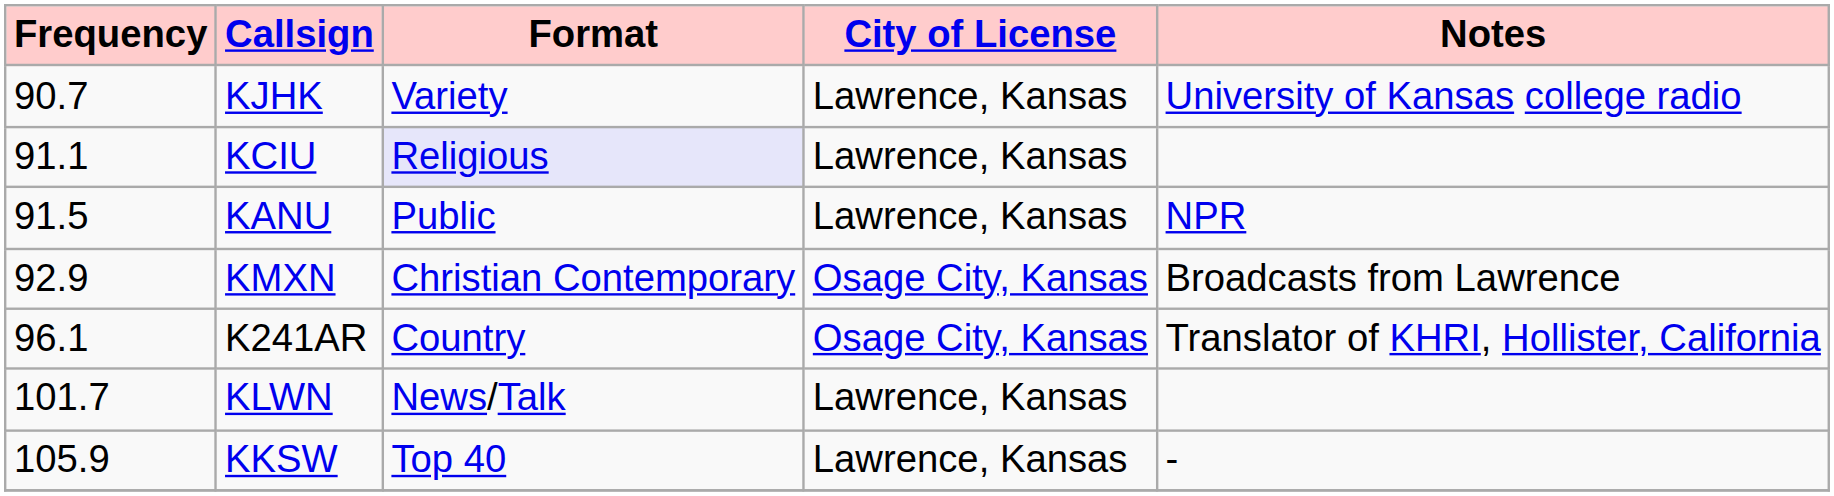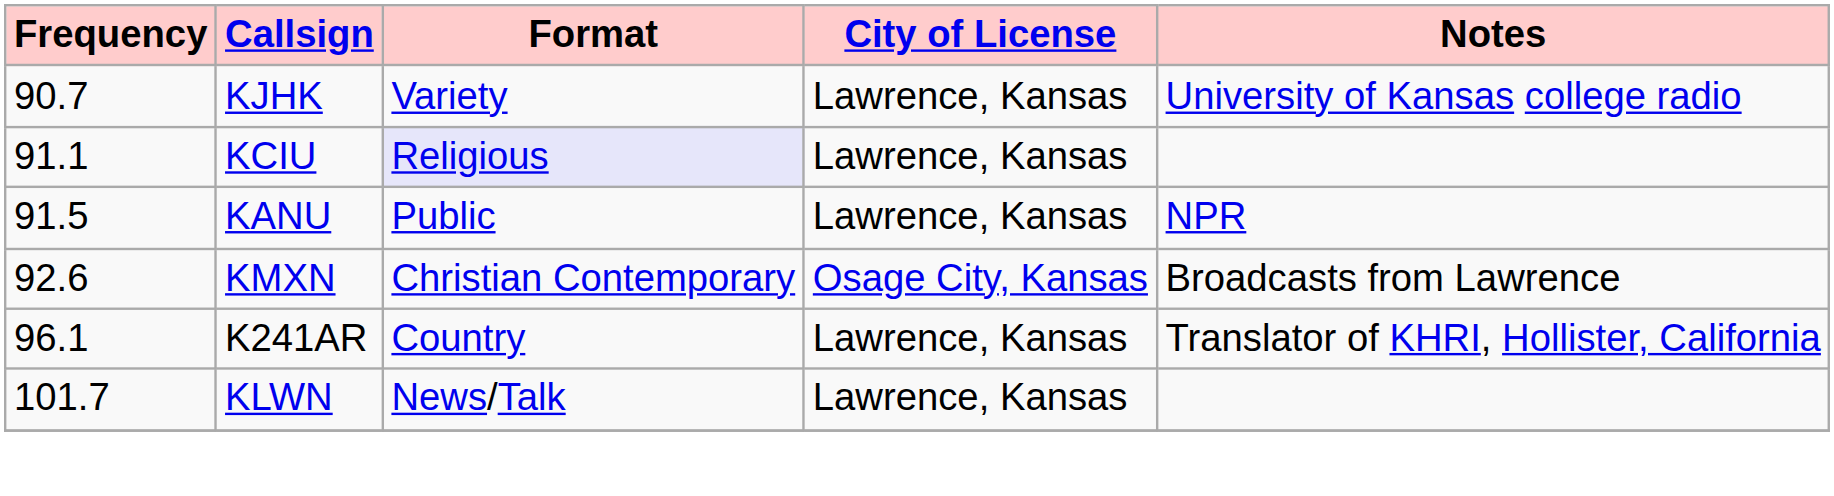(51, 277) 92.9 -> (51, 277) 92.6
(980, 338) Osage City, Kansas -> (970, 338) Lawrence, Kansas
- row: (281, 459)
